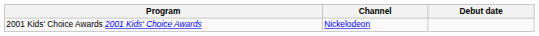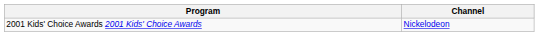- column: (481, 11)
